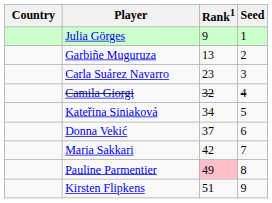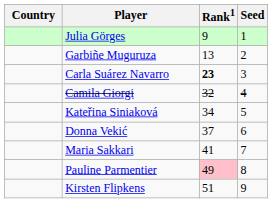(208, 74) normal -> (208, 74) bold
(208, 150) 42 -> (208, 150) 41
